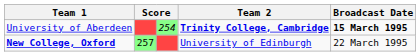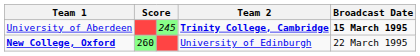(167, 28) 254 -> (167, 28) 245
(145, 43) 257 -> (145, 43) 260
